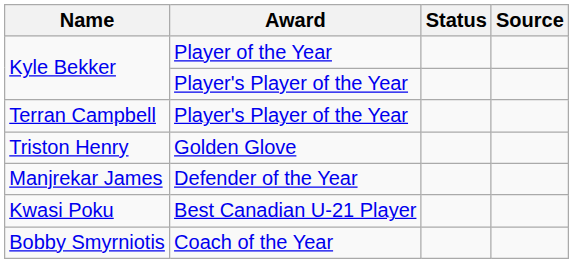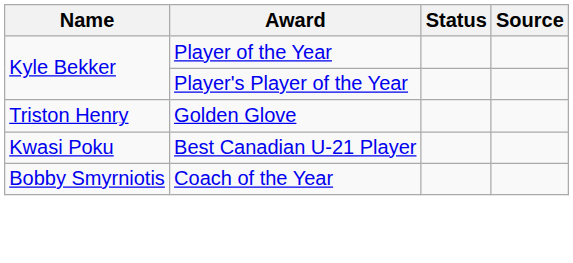- row: (83, 115)
- row: (86, 178)
